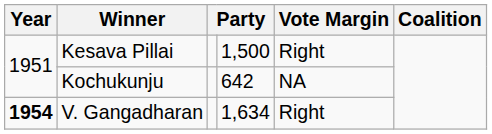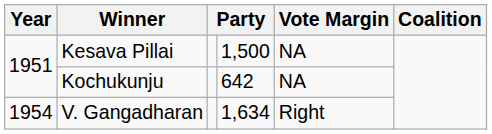(302, 50) Right -> (292, 50) NA
(31, 112) bold -> (31, 112) normal
